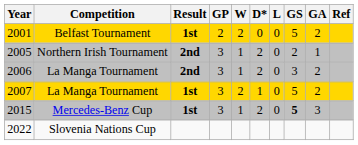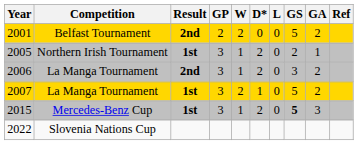(190, 33) 1st -> (190, 33) 2nd
(190, 52) 2nd -> (190, 52) 1st
